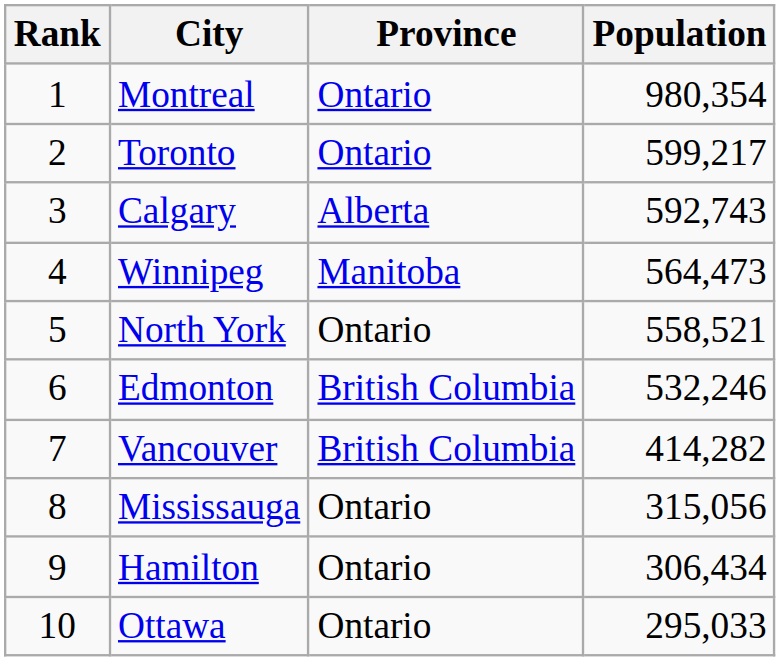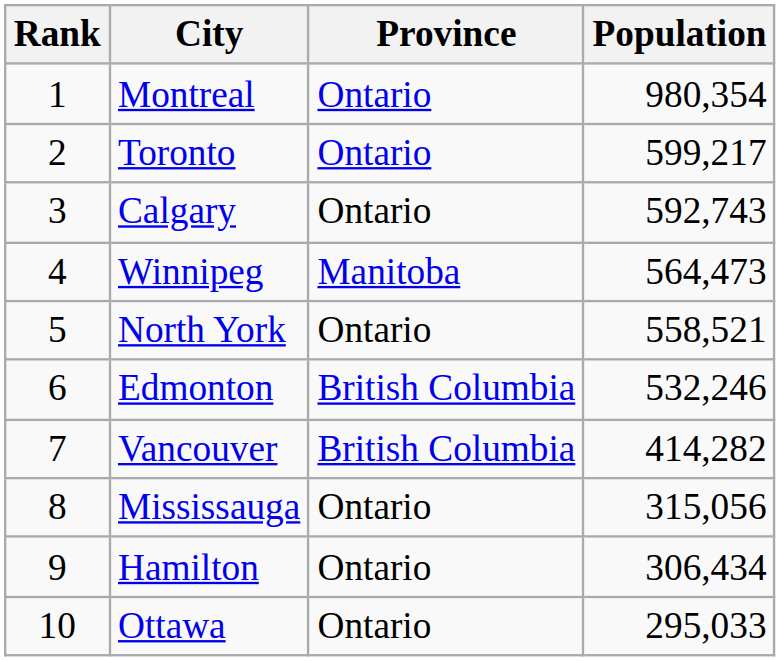(373, 211) Alberta -> (374, 211) Ontario
